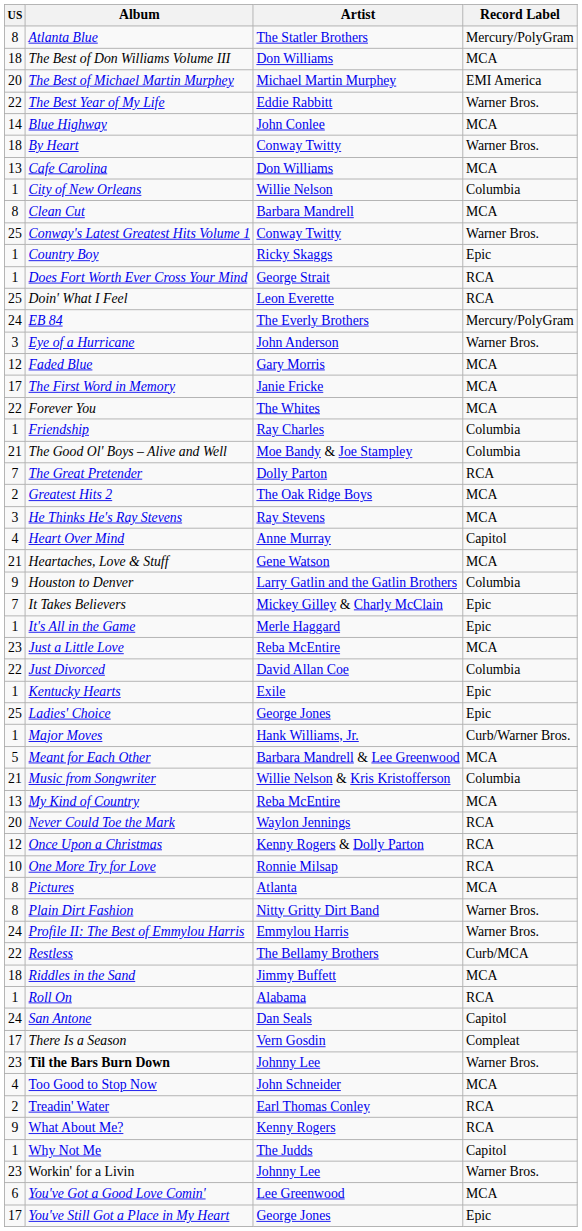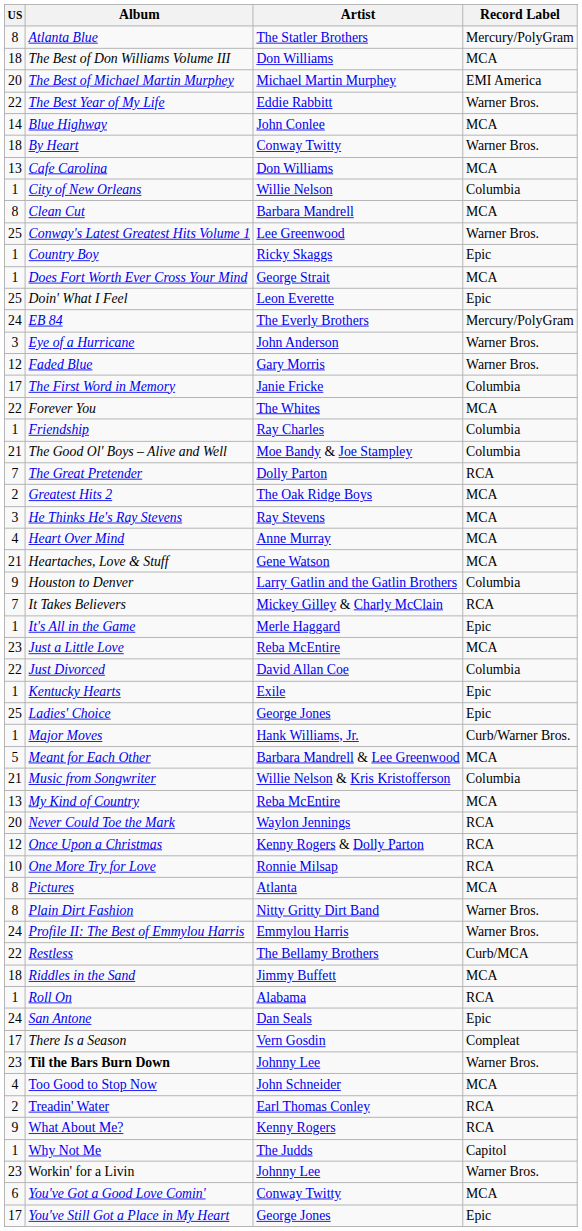(299, 233) Conway Twitty -> (301, 233) Lee Greenwood
(480, 277) RCA -> (482, 277) MCA
(480, 299) RCA -> (479, 299) Epic
(482, 364) MCA -> (503, 364) Warner Bros.
(482, 386) MCA -> (493, 386) Columbia
(486, 539) Capitol -> (482, 539) MCA
(479, 604) Epic -> (480, 604) RCA
(486, 1019) Capitol -> (479, 1019) Epic
(301, 1193) Lee Greenwood -> (299, 1193) Conway Twitty
